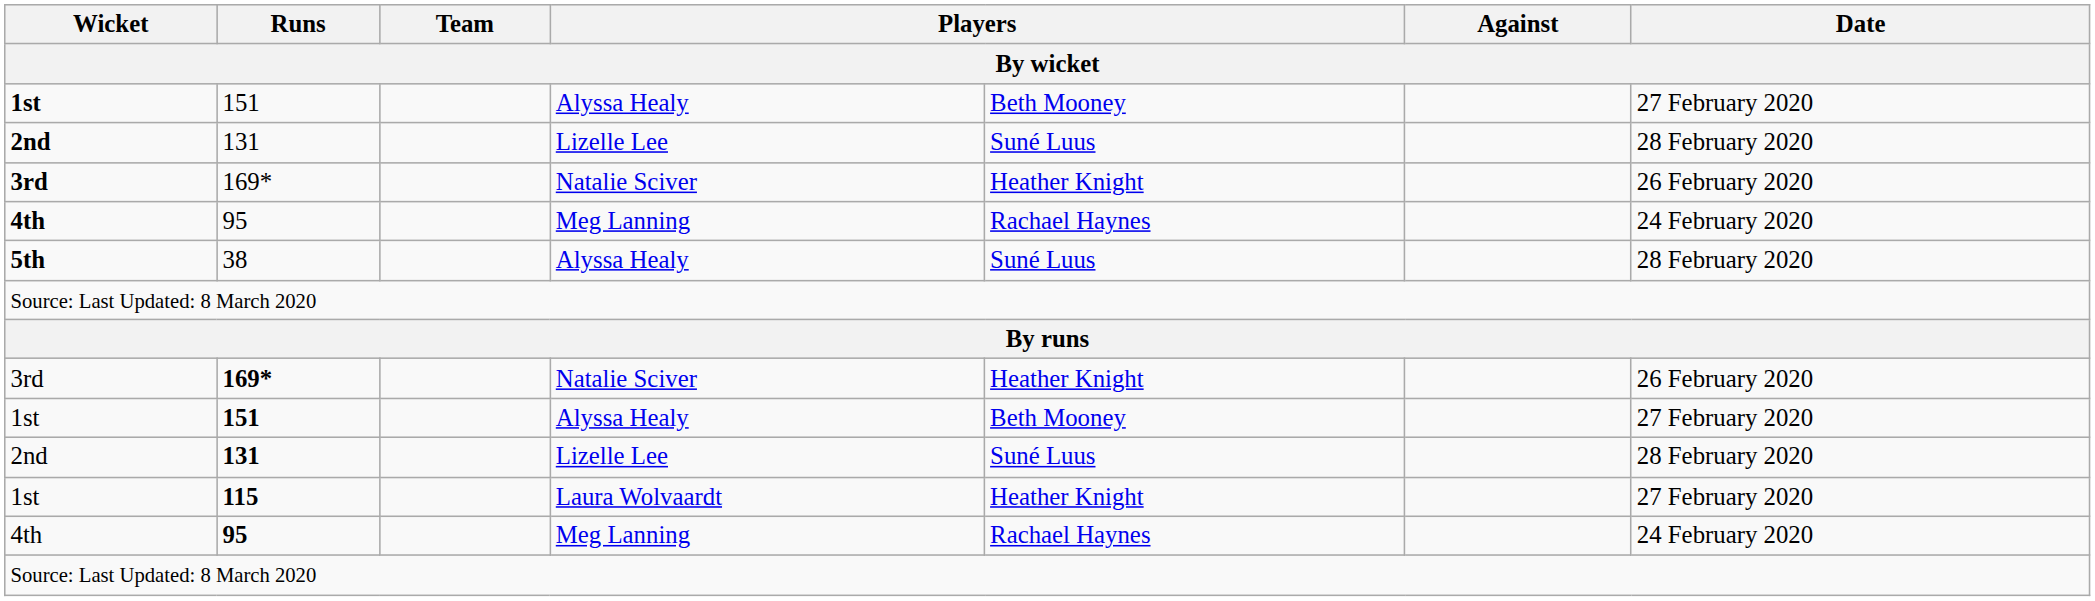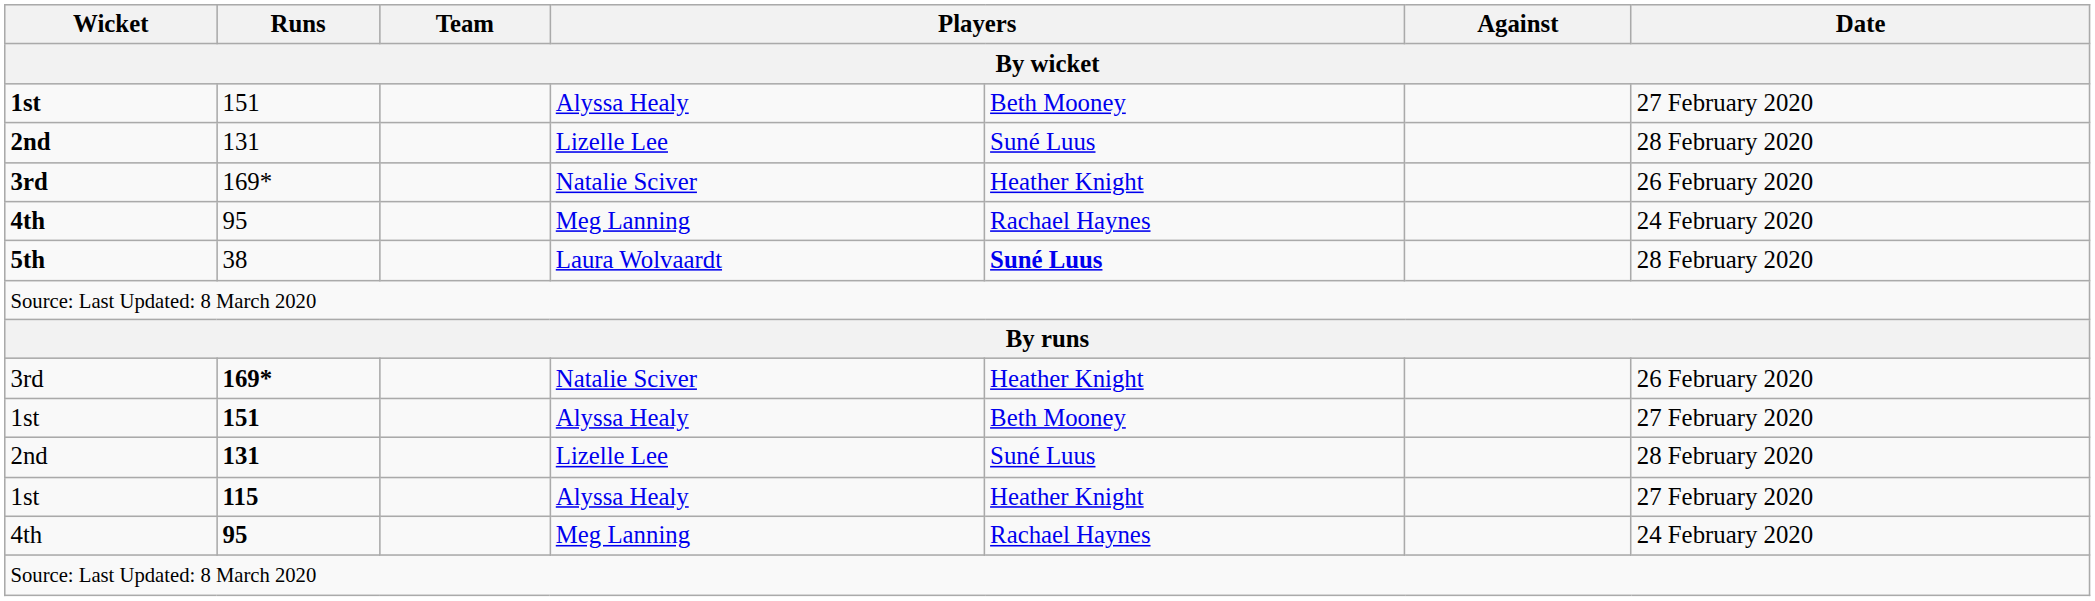(622, 260) Alyssa Healy -> (639, 260) Laura Wolvaardt
(1043, 260) normal -> (1046, 260) bold
(639, 496) Laura Wolvaardt -> (622, 496) Alyssa Healy
